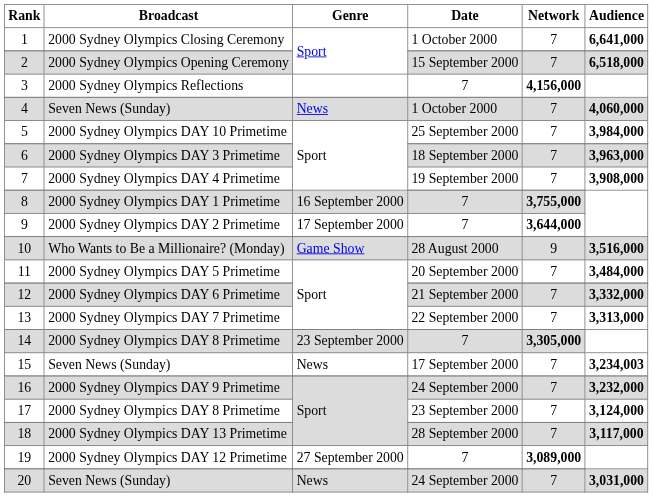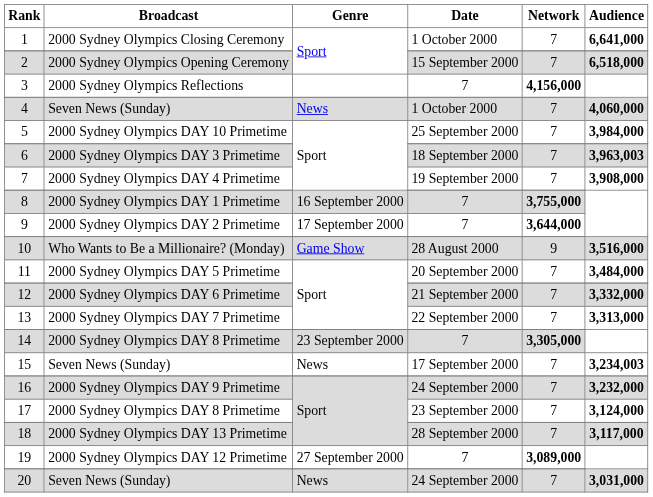(616, 155) 3,963,000 -> (616, 155) 3,963,003
